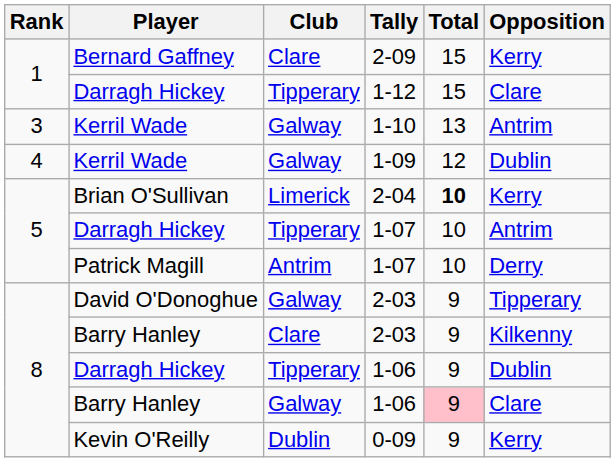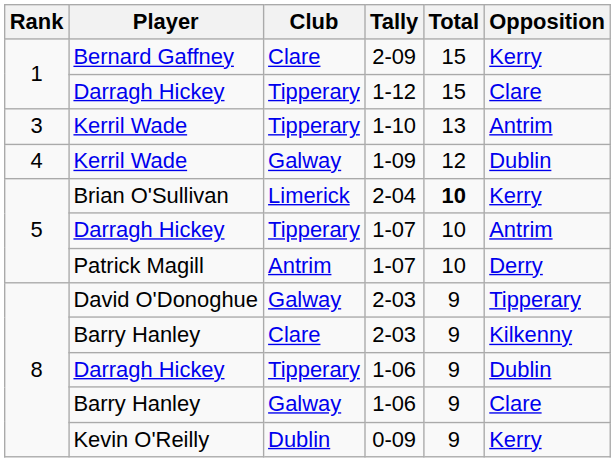(305, 126) Galway -> (314, 126) Tipperary
(454, 404) pink background -> (454, 404) no background
